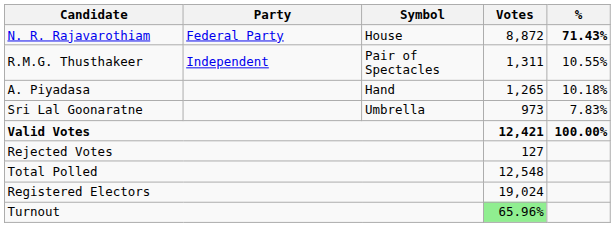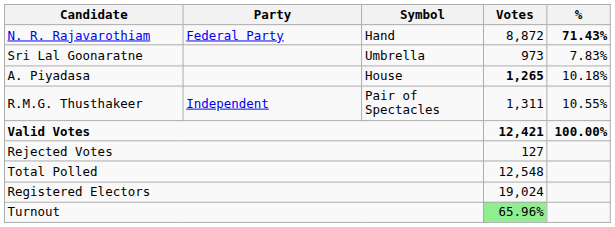(384, 35) House -> (380, 35) Hand
rows swapped: (75, 63) <-> (75, 110)
(380, 90) Hand -> (384, 76) House
(525, 90) normal -> (525, 76) bold
